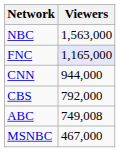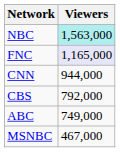(86, 34) no background -> (86, 34) paleturquoise background
(82, 116) 749,008 -> (82, 116) 749,000
